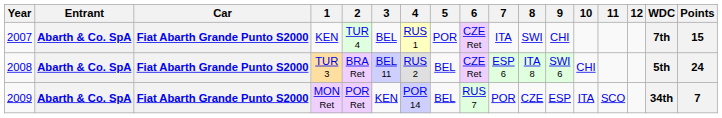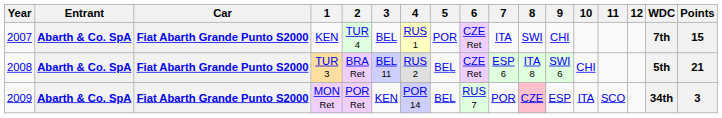(697, 68) 24 -> (697, 68) 21
(532, 98) no background -> (532, 98) pink background
(697, 98) 7 -> (697, 98) 3
